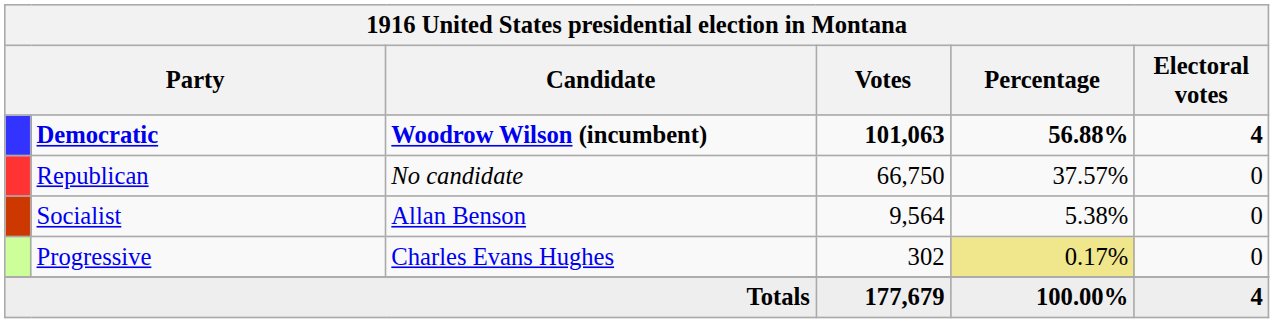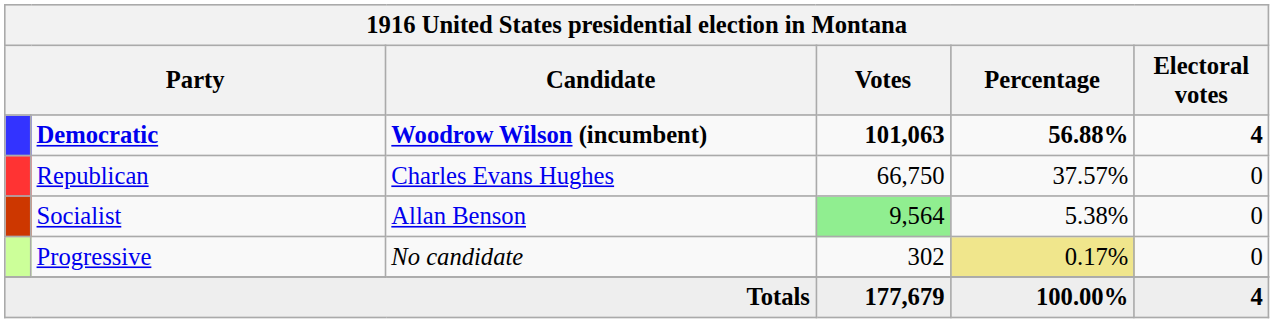(457, 175) No candidate -> (503, 175) Charles Evans Hughes
(917, 216) no background -> (917, 216) lightgreen background
(503, 257) Charles Evans Hughes -> (457, 257) No candidate
